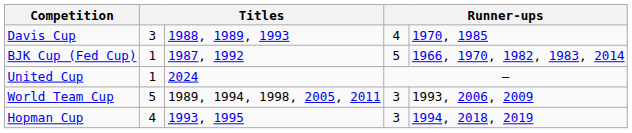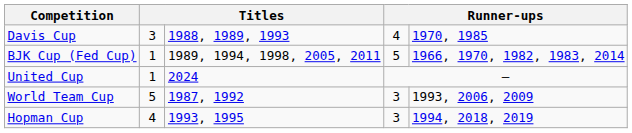(206, 56) 1987, 1992 -> (274, 56) 1989, 1994, 1998, 2005, 2011
(274, 97) 1989, 1994, 1998, 2005, 2011 -> (206, 97) 1987, 1992
